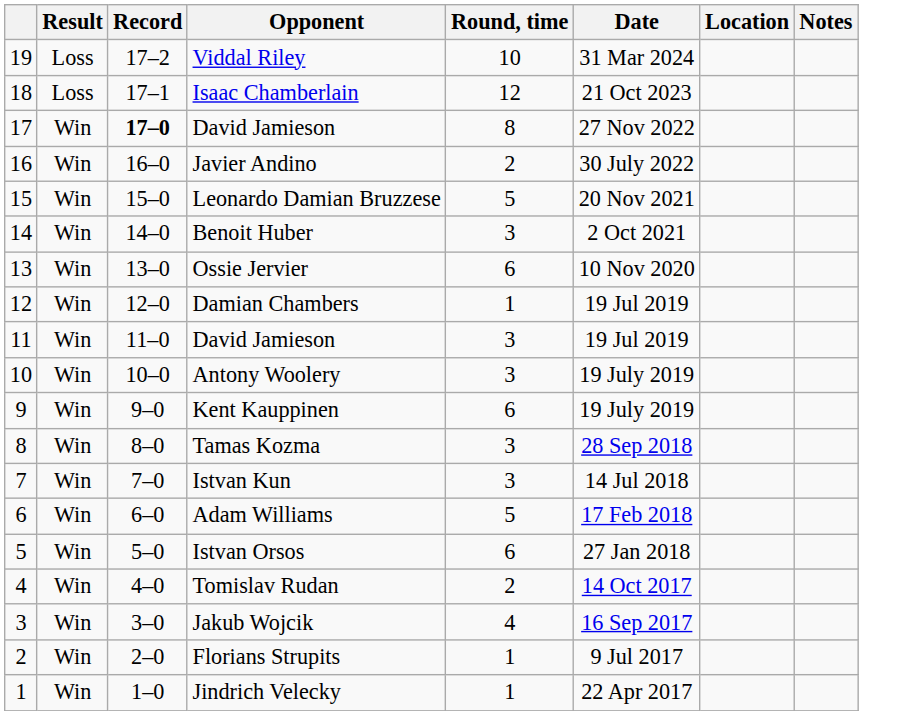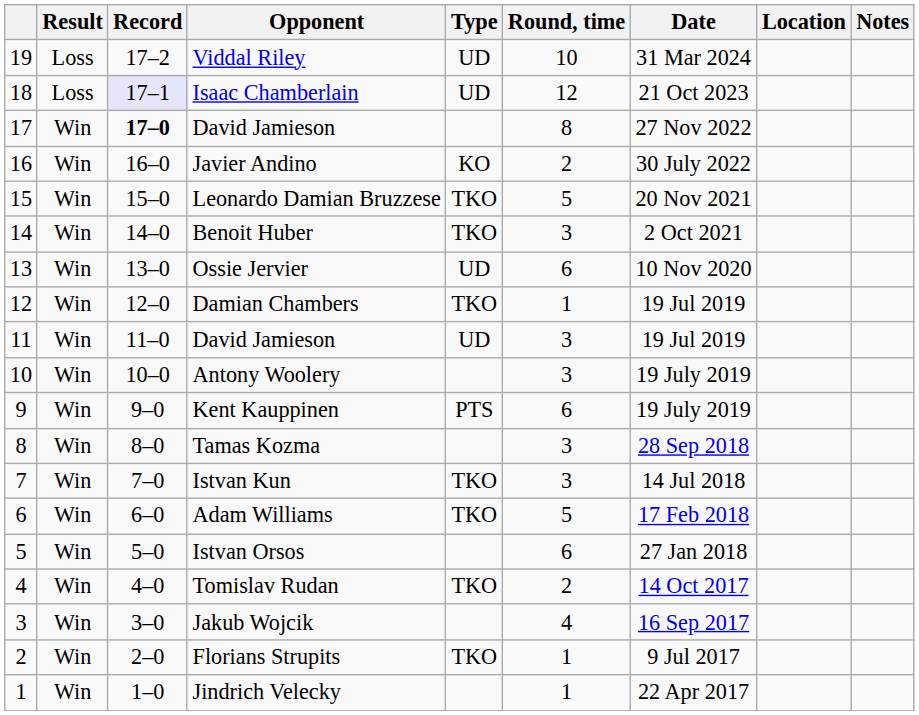+ column: (474, 22)
(148, 92) no background -> (148, 92) lavender background
